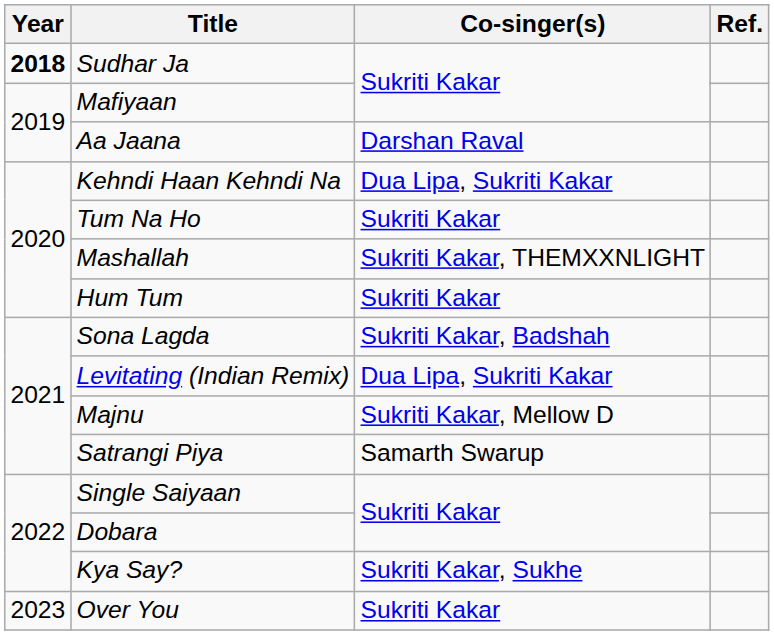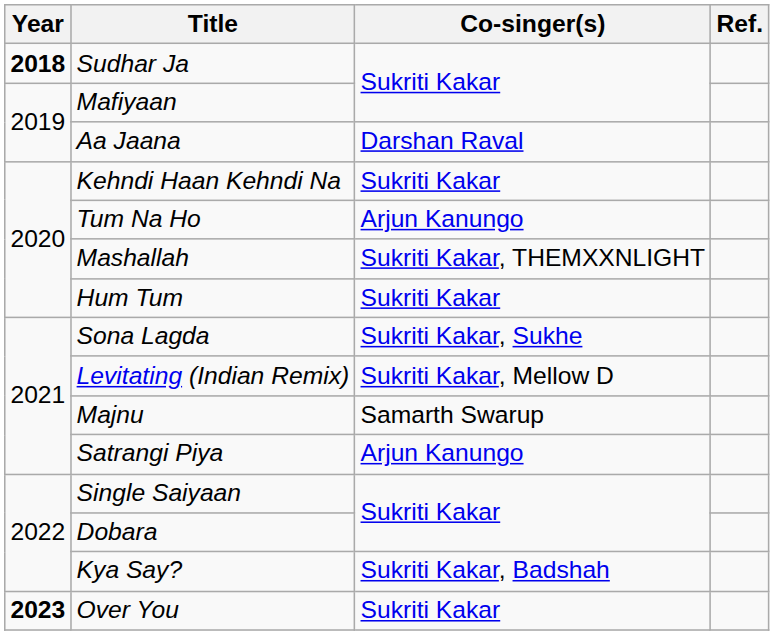(487, 180) Dua Lipa, Sukriti Kakar -> (430, 180) Sukriti Kakar
(430, 219) Sukriti Kakar -> (442, 219) Arjun Kanungo
(485, 336) Sukriti Kakar, Badshah -> (471, 336) Sukriti Kakar, Sukhe
(487, 375) Dua Lipa, Sukriti Kakar -> (487, 375) Sukriti Kakar, Mellow D
(487, 414) Sukriti Kakar, Mellow D -> (452, 414) Samarth Swarup
(452, 453) Samarth Swarup -> (442, 453) Arjun Kanungo
(471, 571) Sukriti Kakar, Sukhe -> (485, 571) Sukriti Kakar, Badshah
(38, 610) normal -> (38, 610) bold
